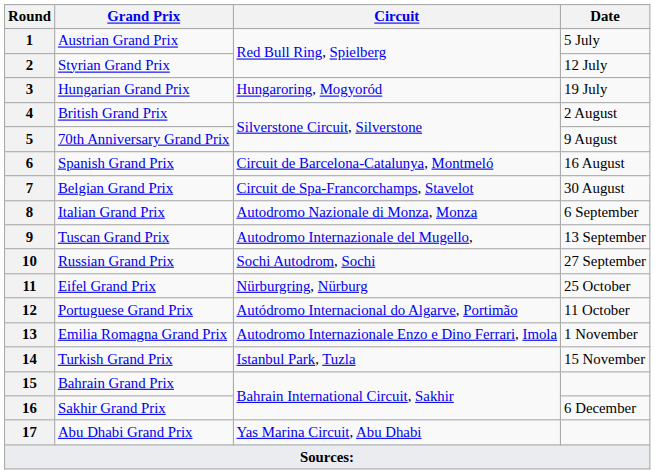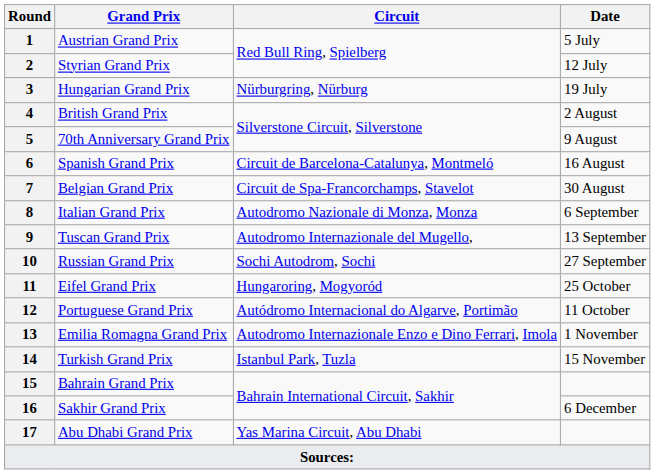(309, 89) Hungaroring, Mogyoród -> (302, 89) Nürburgring, Nürburg
(302, 285) Nürburgring, Nürburg -> (309, 285) Hungaroring, Mogyoród
